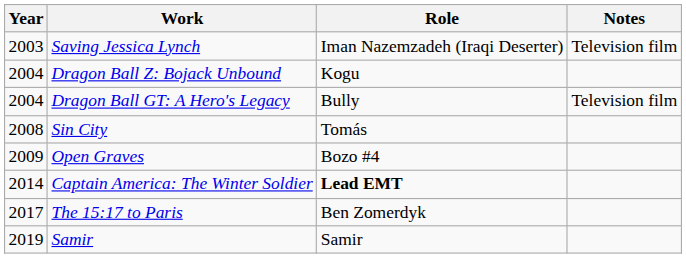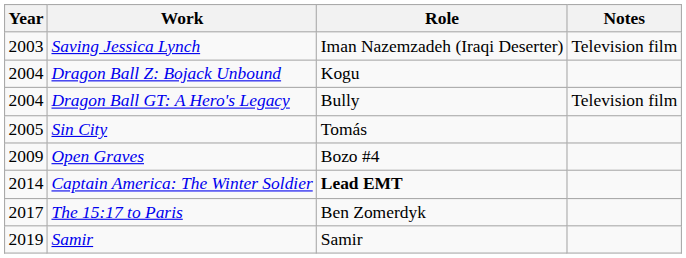(26, 128) 2008 -> (26, 128) 2005
